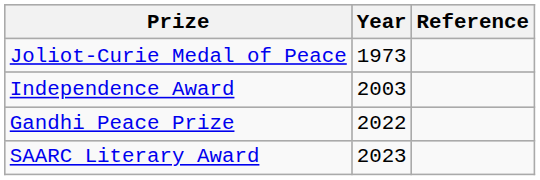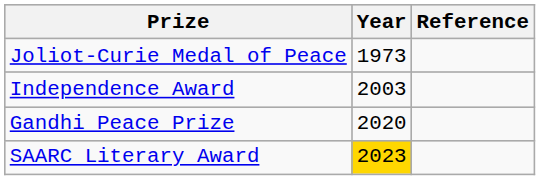(382, 123) 2022 -> (382, 123) 2020
(382, 157) no background -> (382, 157) gold background
